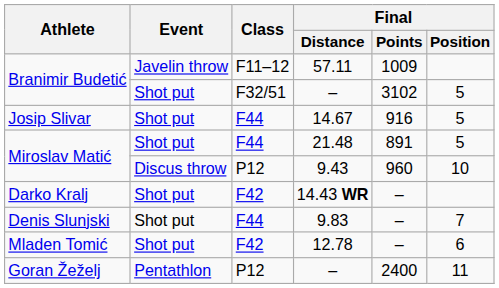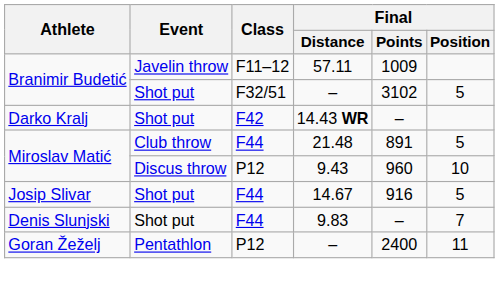rows swapped: (48, 195) <-> (50, 118)
(164, 144) Shot put -> (173, 144) Club throw
- row: (58, 246)
